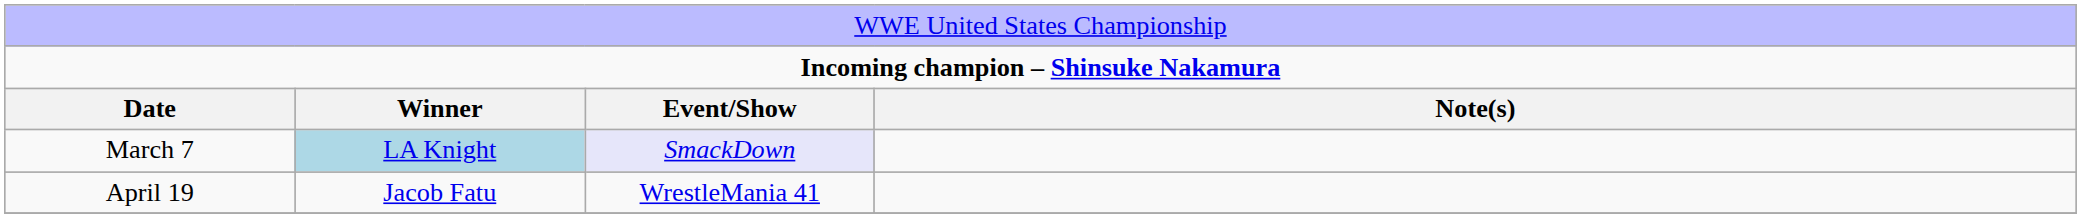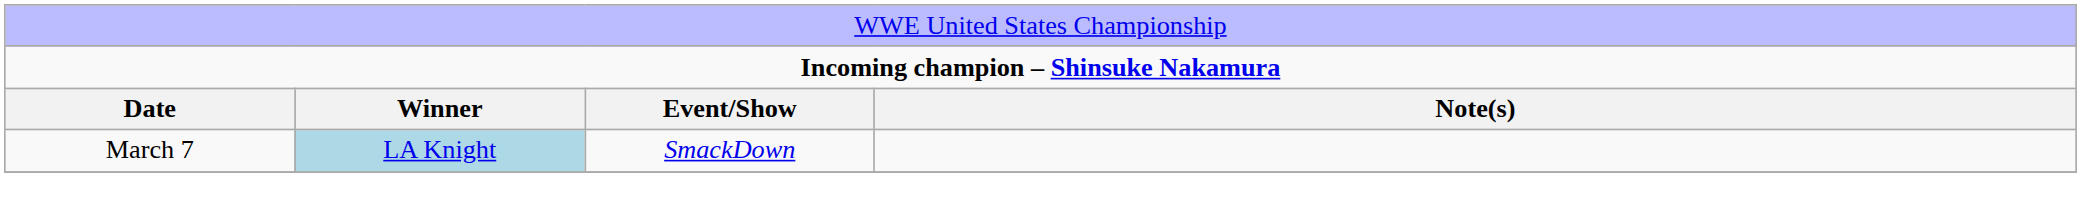(730, 150) lavender background -> (730, 150) no background
- row: (150, 191)
